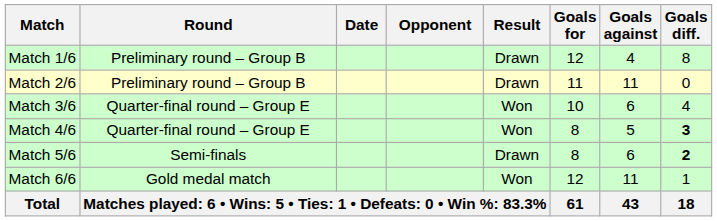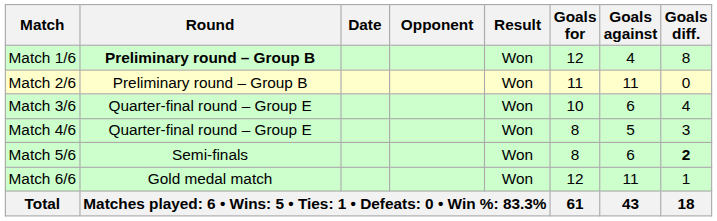(208, 57) normal -> (210, 57) bold
(517, 57) Drawn -> (518, 57) Won
(517, 82) Drawn -> (518, 82) Won
(686, 130) bold -> (686, 130) normal
(517, 154) Drawn -> (518, 154) Won
